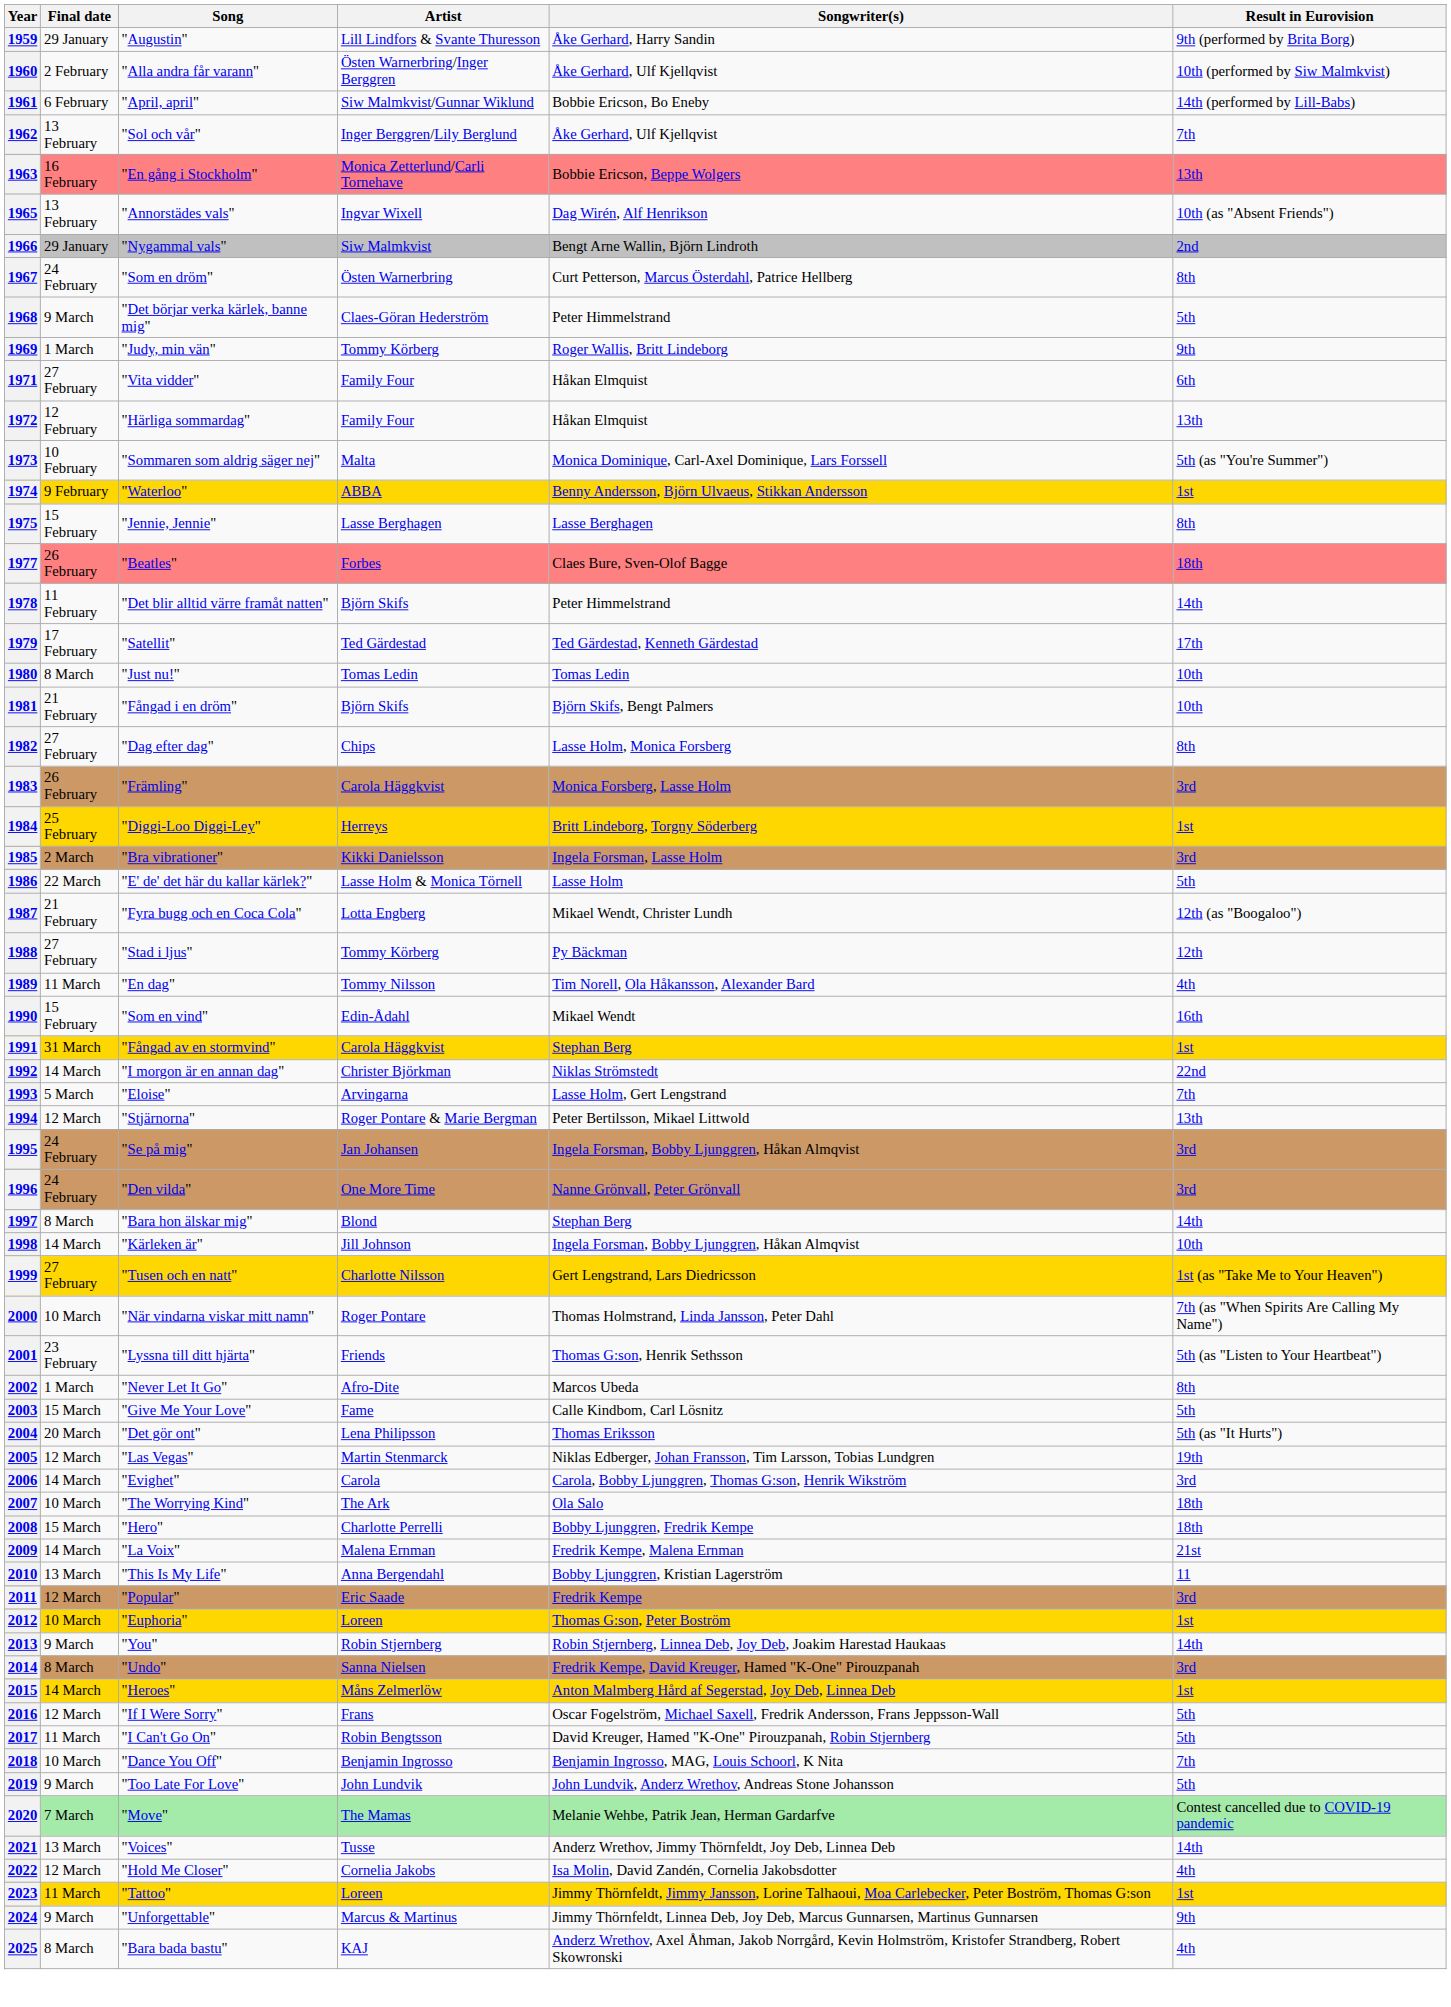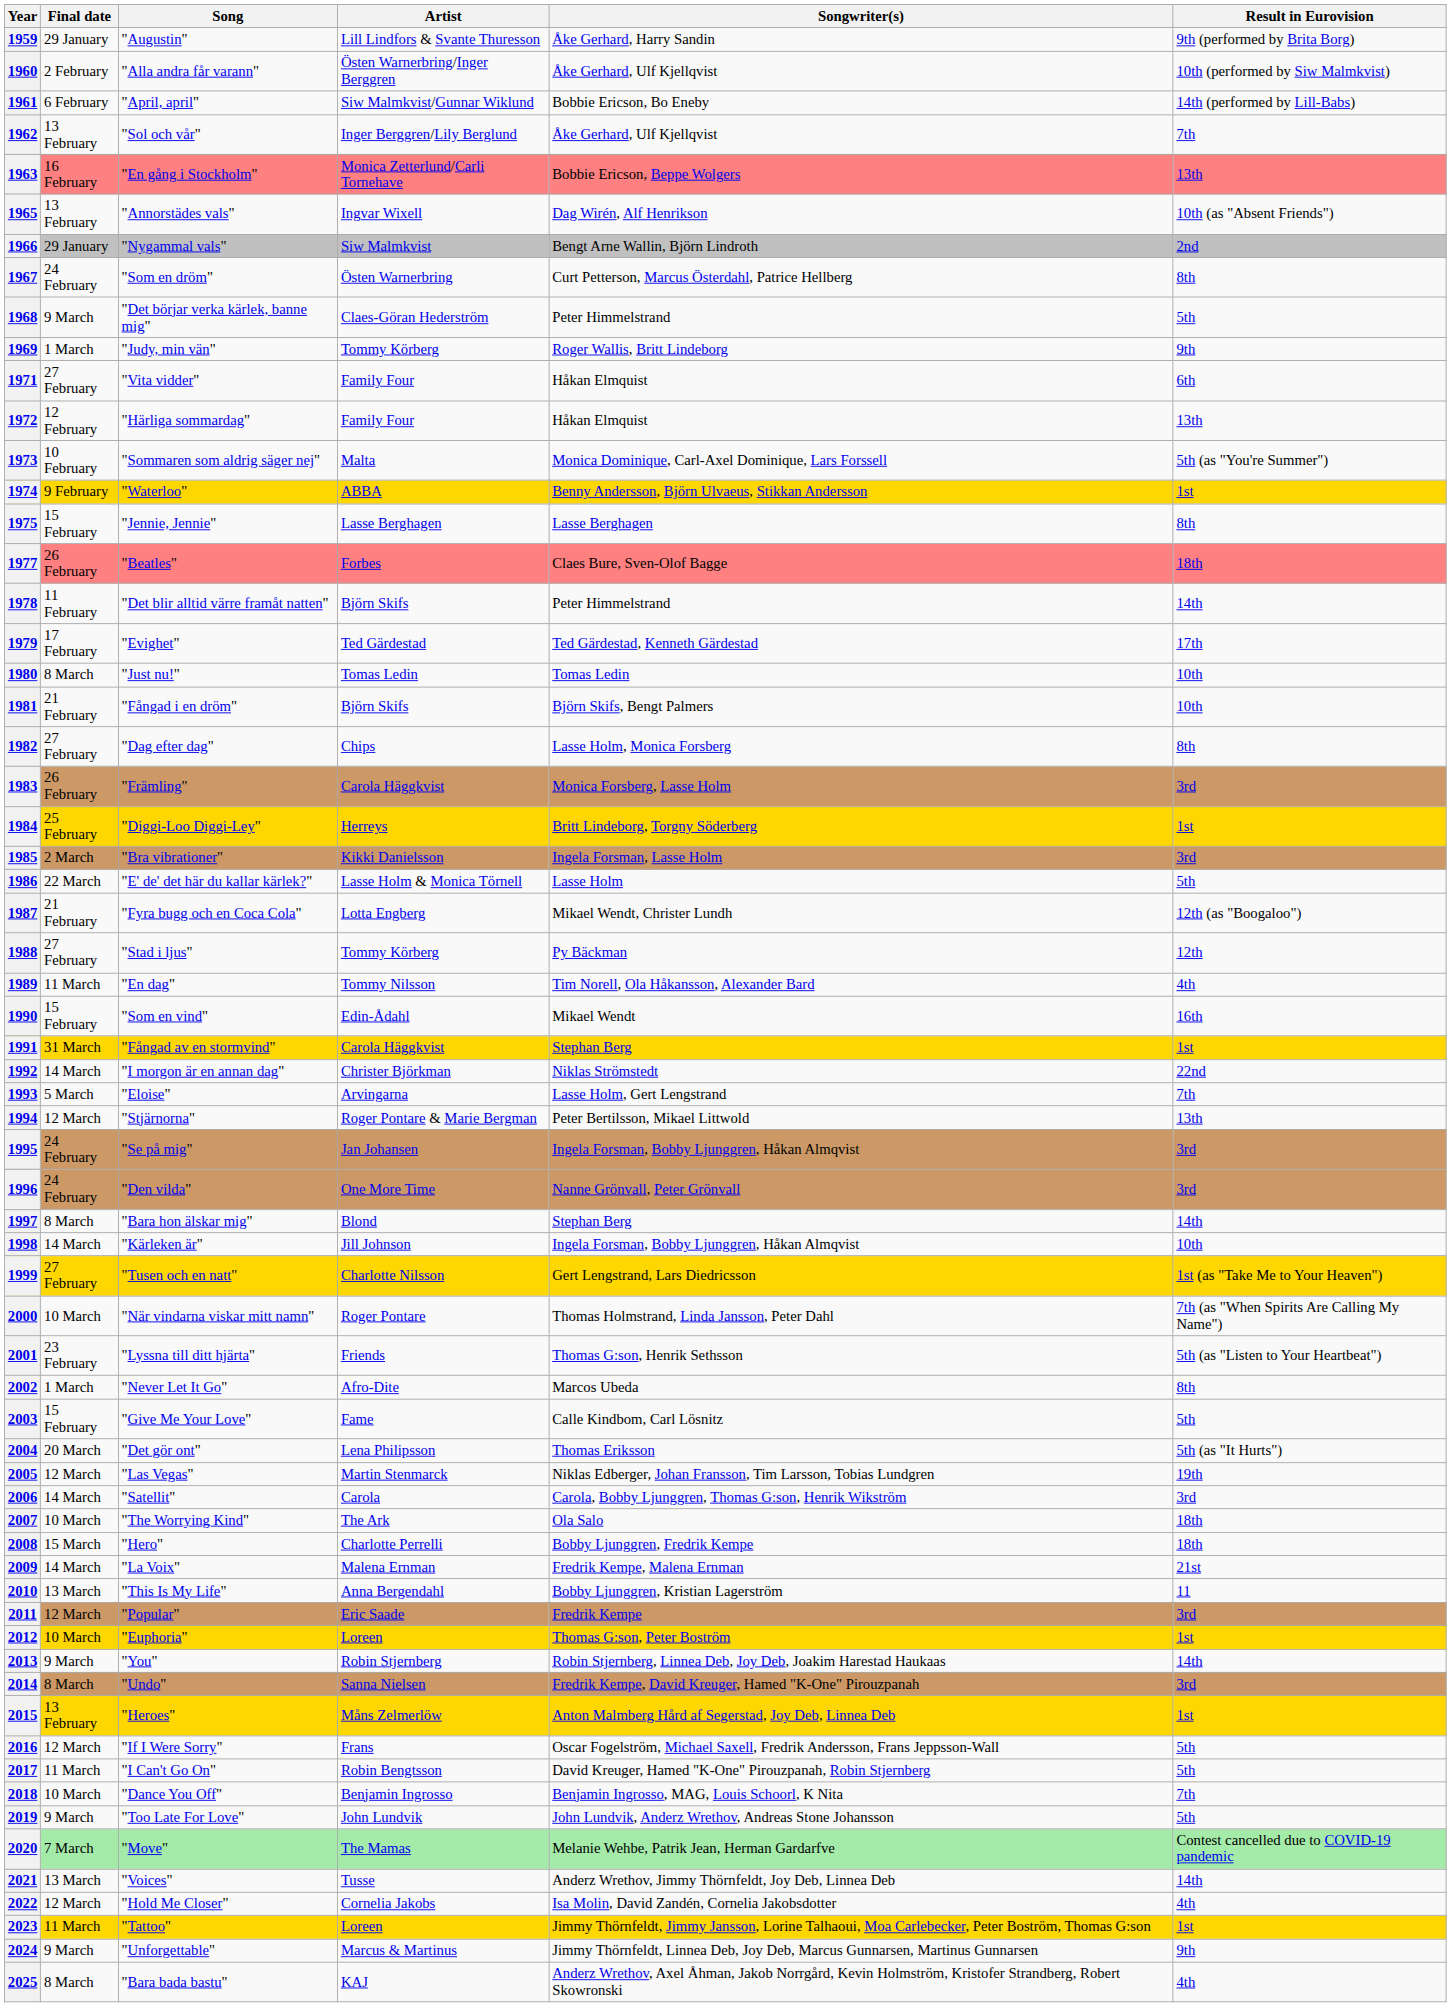(148, 643) "Satellit" -> (150, 643) "Evighet"
(72, 1410) 15 March -> (71, 1418) 15 February
(150, 1480) "Evighet" -> (148, 1497) "Satellit"
(72, 1690) 14 March -> (71, 1715) 13 February
